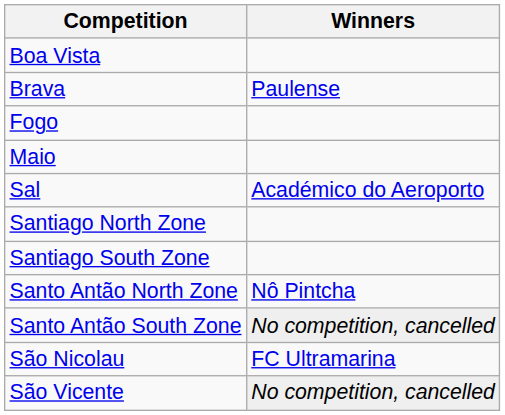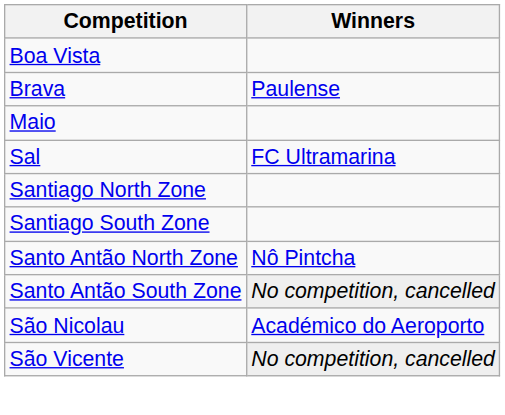- row: (34, 122)
(368, 190) Académico do Aeroporto -> (323, 156) FC Ultramarina
(323, 358) FC Ultramarina -> (368, 325) Académico do Aeroporto
